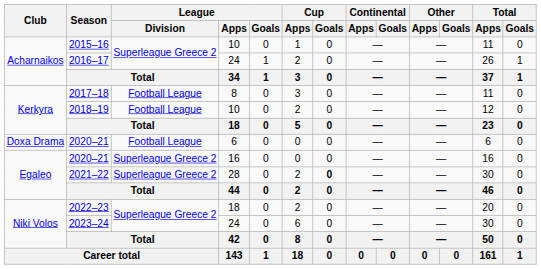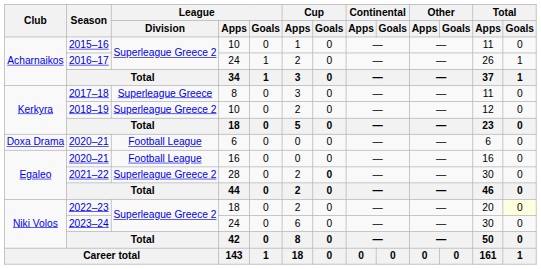(165, 93) Football League -> (165, 93) Superleague Greece
(165, 110) Football League -> (165, 110) Superleague Greece 2
(165, 158) Superleague Greece 2 -> (165, 158) Football League
(520, 207) no background -> (520, 207) lightyellow background
